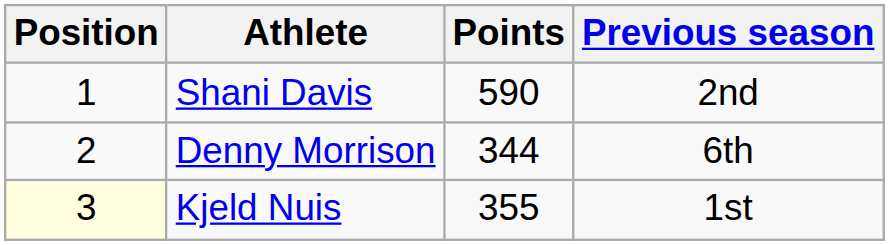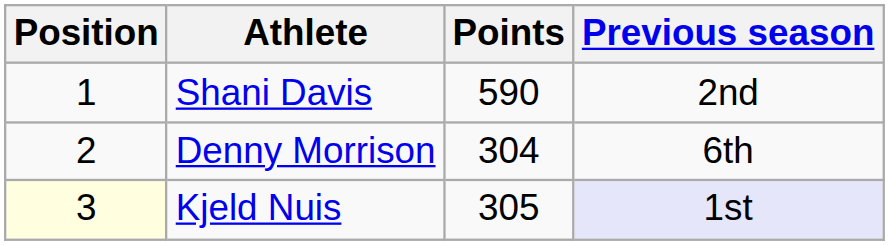(509, 150) 344 -> (509, 150) 304
(509, 208) 355 -> (509, 208) 305
(728, 208) no background -> (728, 208) lavender background
